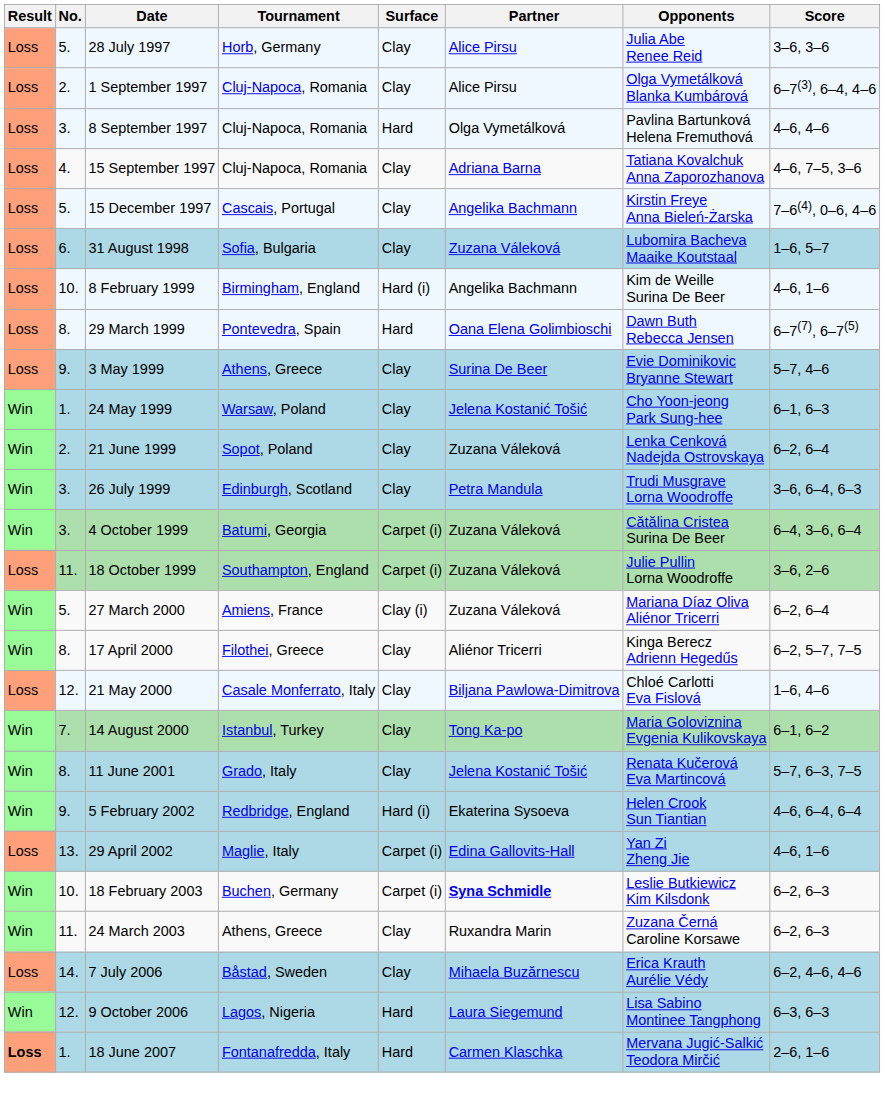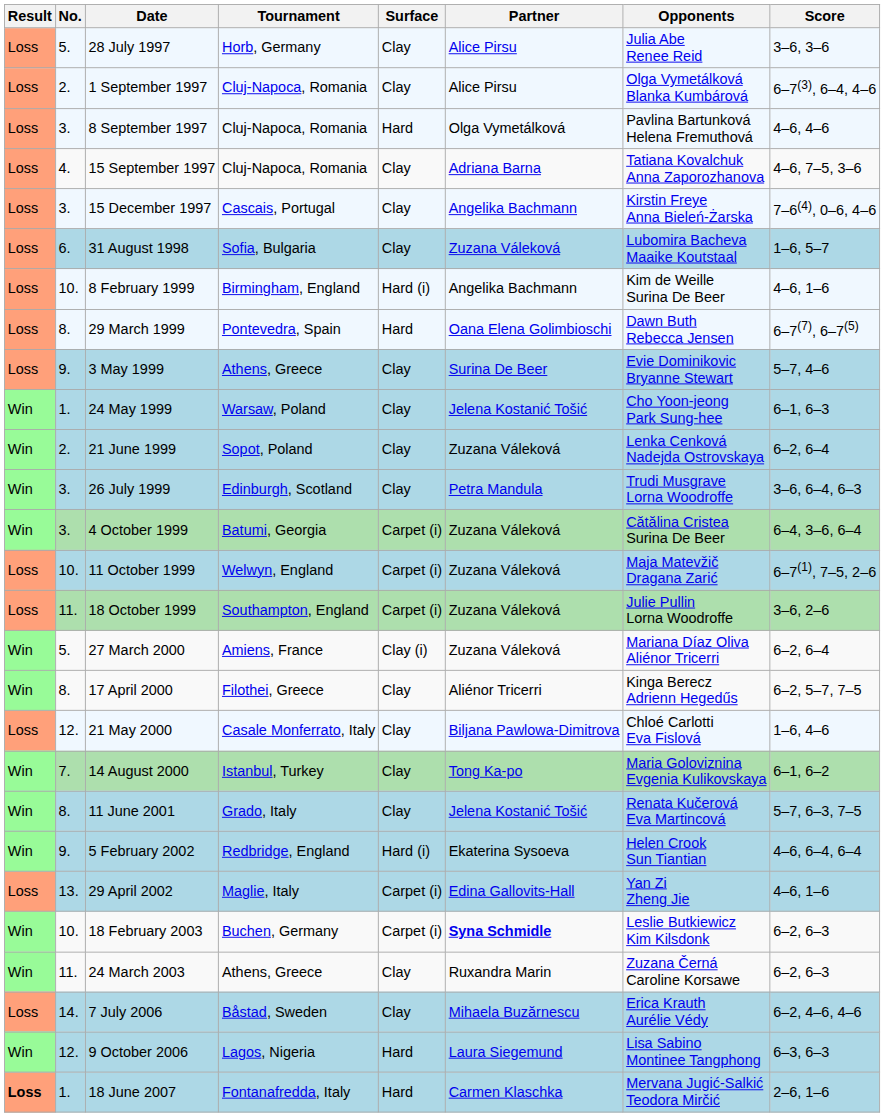(65, 208) 5. -> (65, 208) 3.
+ row: (142, 569)
